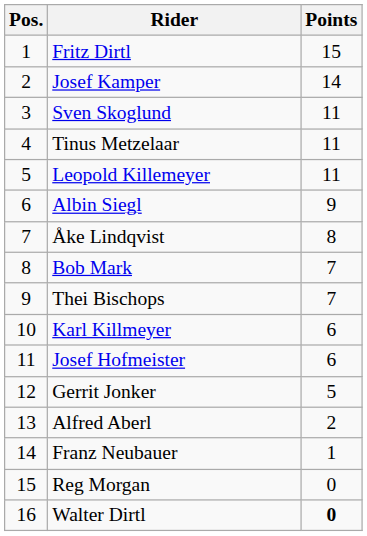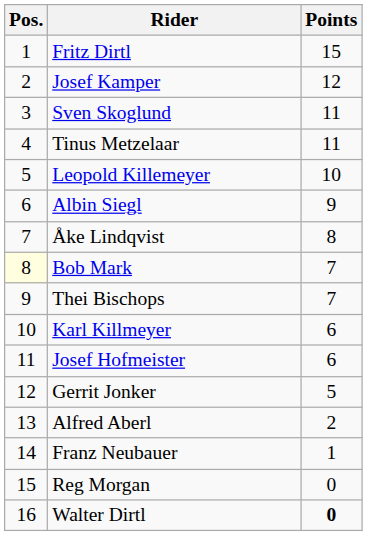(331, 81) 14 -> (331, 81) 12
(331, 174) 11 -> (331, 174) 10
(26, 267) no background -> (26, 267) lightyellow background
